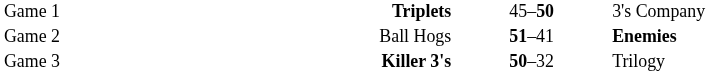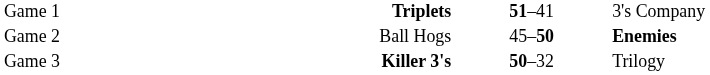(532, 11) 45–50 -> (532, 11) 51–41
(532, 36) 51–41 -> (532, 36) 45–50
